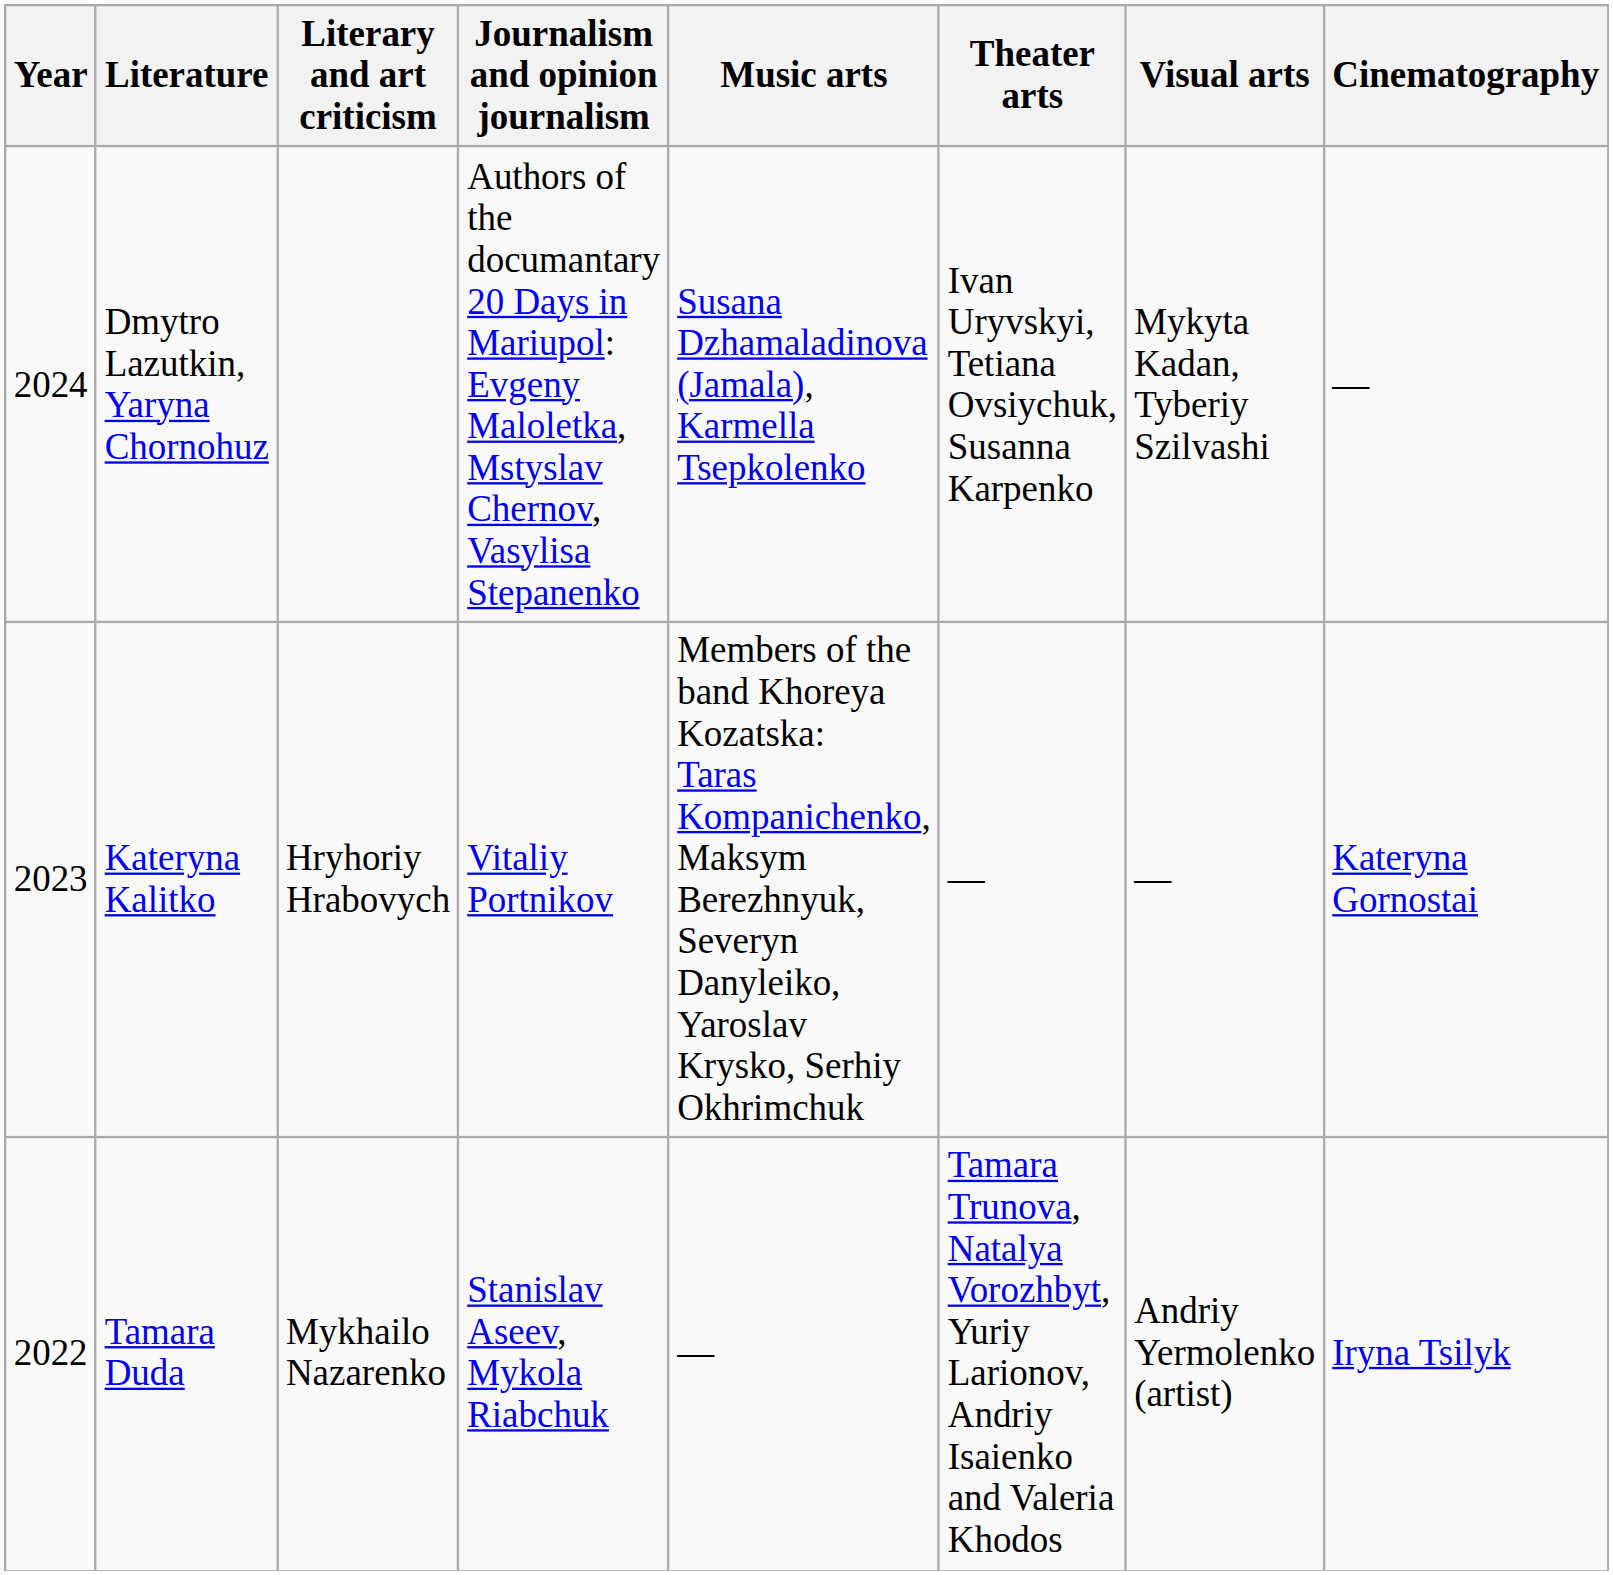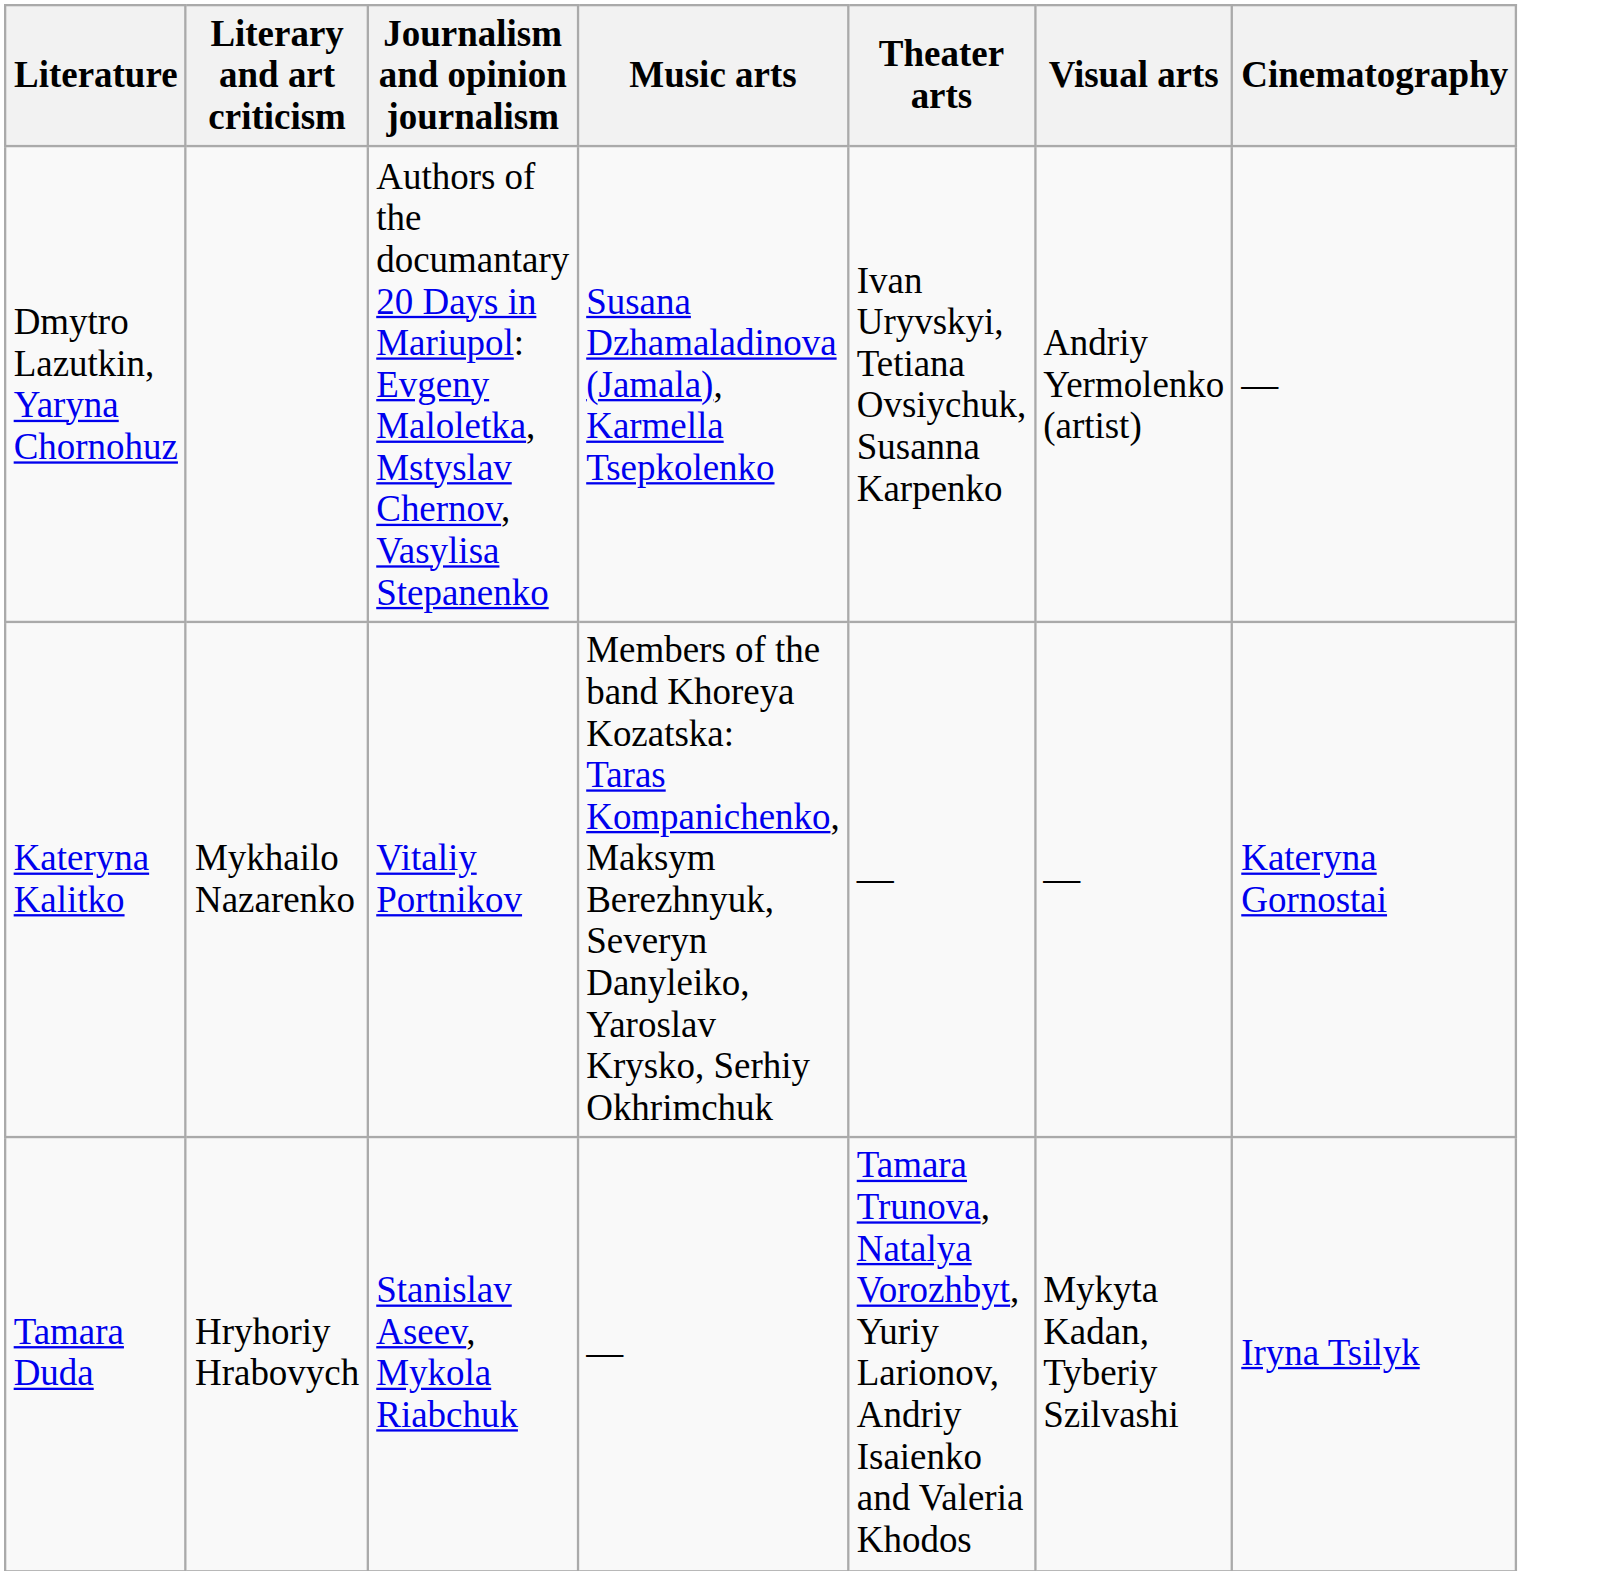- column: (51, 75)
(1202, 383) Mykyta Kadan, Tyberiy Szilvashi -> (1134, 383) Andriy Yermolenko (artist)
(368, 878) Hryhoriy Hrabovych -> (275, 878) Mykhailo Nazarenko
(366, 1353) Mykhailo Nazarenko -> (277, 1353) Hryhoriy Hrabovych
(1225, 1353) Andriy Yermolenko (artist) -> (1111, 1353) Mykyta Kadan, Tyberiy Szilvashi
